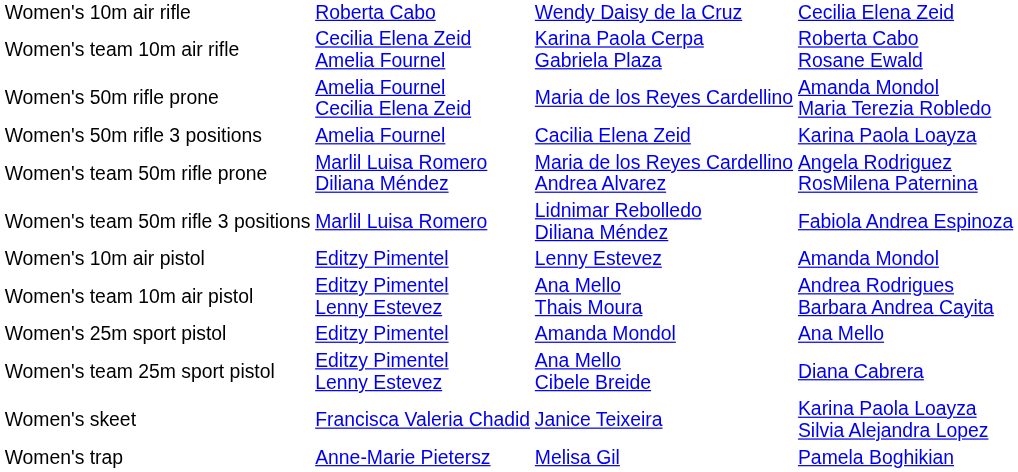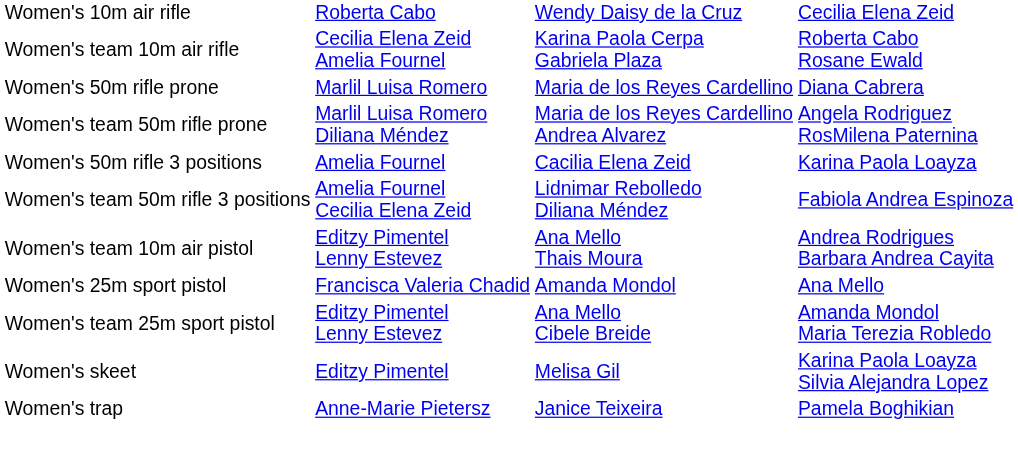(393, 98) Amelia Fournel Cecilia Elena Zeid -> (401, 87) Marlil Luisa Romero
(895, 98) Amanda Mondol Maria Terezia Robledo -> (861, 87) Diana Cabrera
rows swapped: (136, 173) <-> (133, 135)
(401, 221) Marlil Luisa Romero -> (393, 199) Amelia Fournel Cecilia Elena Zeid
- row: (105, 259)
(382, 334) Editzy Pimentel -> (423, 285) Francisca Valeria Chadid
(861, 371) Diana Cabrera -> (895, 323) Amanda Mondol Maria Terezia Robledo
(423, 420) Francisca Valeria Chadid -> (382, 371) Editzy Pimentel
(599, 420) Janice Teixeira -> (577, 371) Melisa Gil
(577, 457) Melisa Gil -> (599, 409) Janice Teixeira
